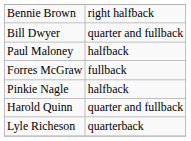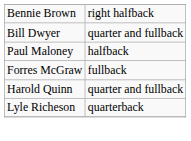- row: (38, 88)
